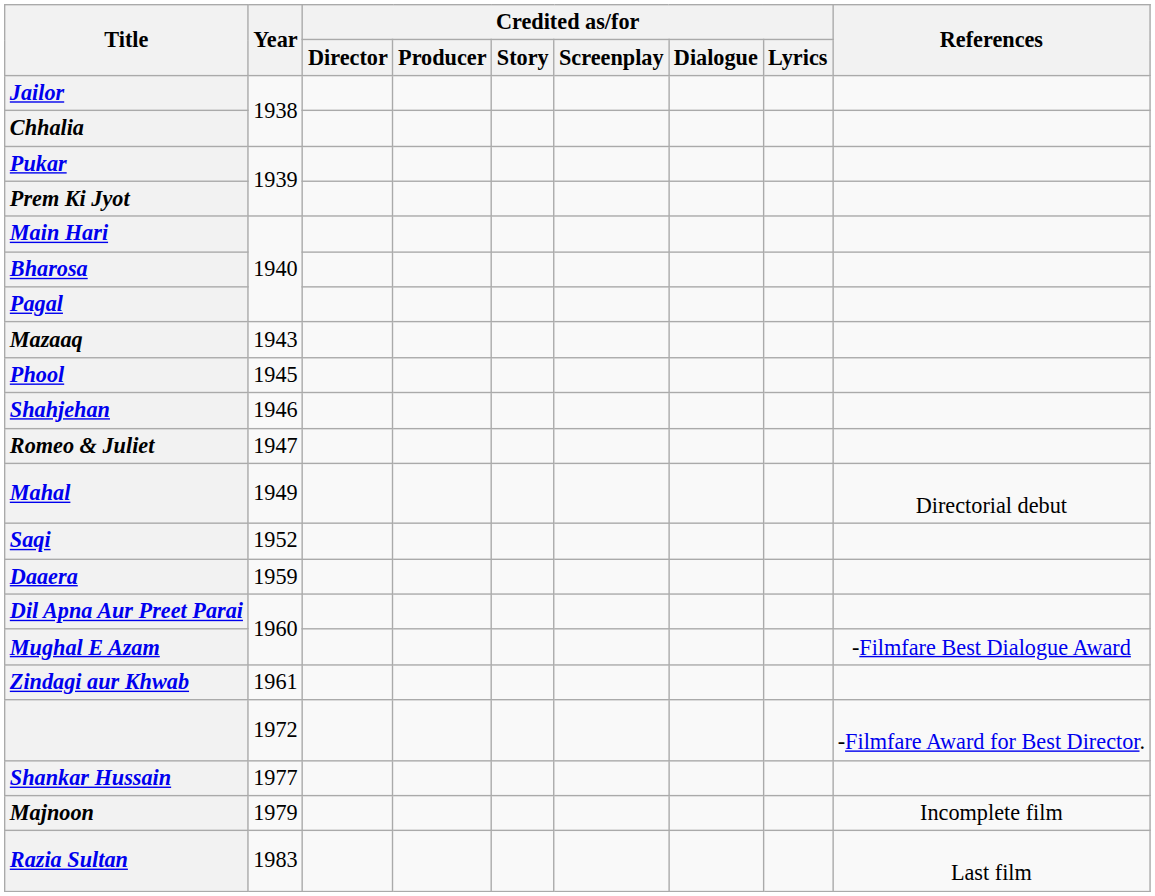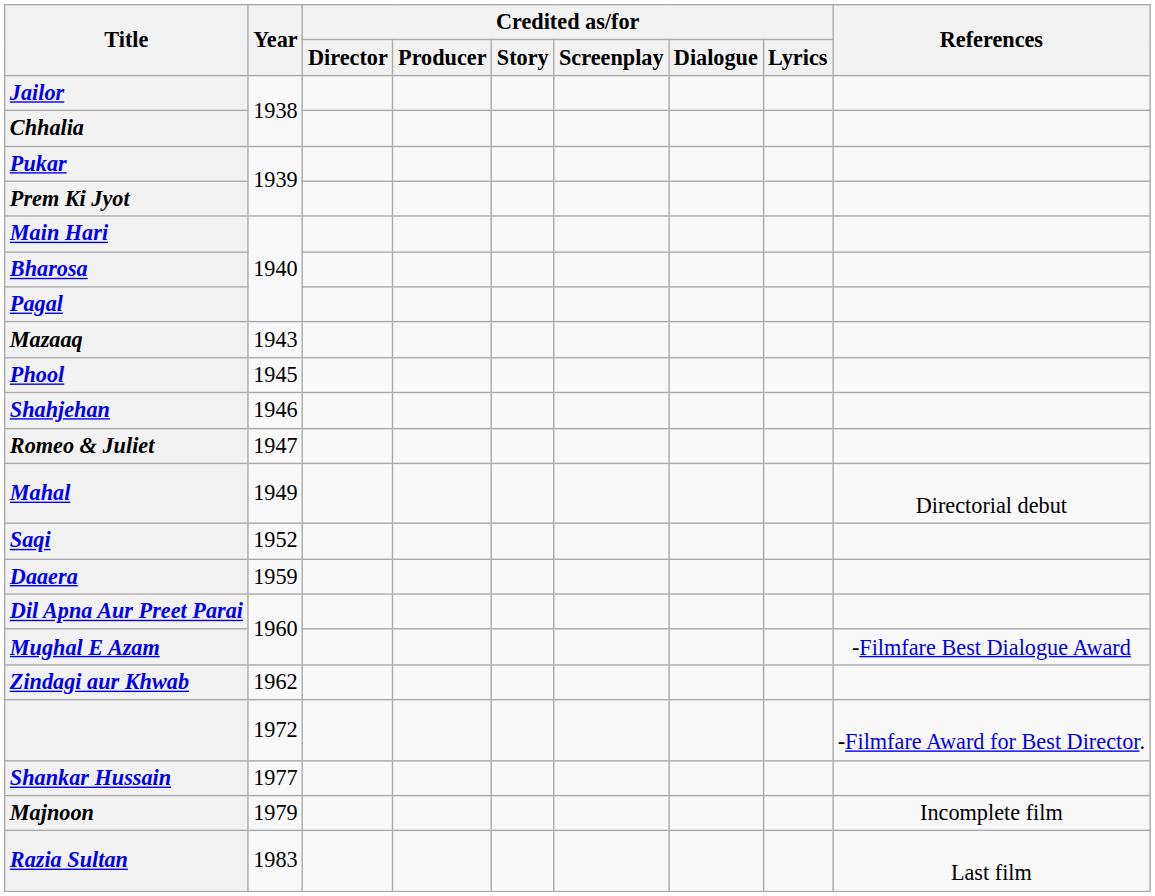(275, 682) 1961 -> (275, 682) 1962
